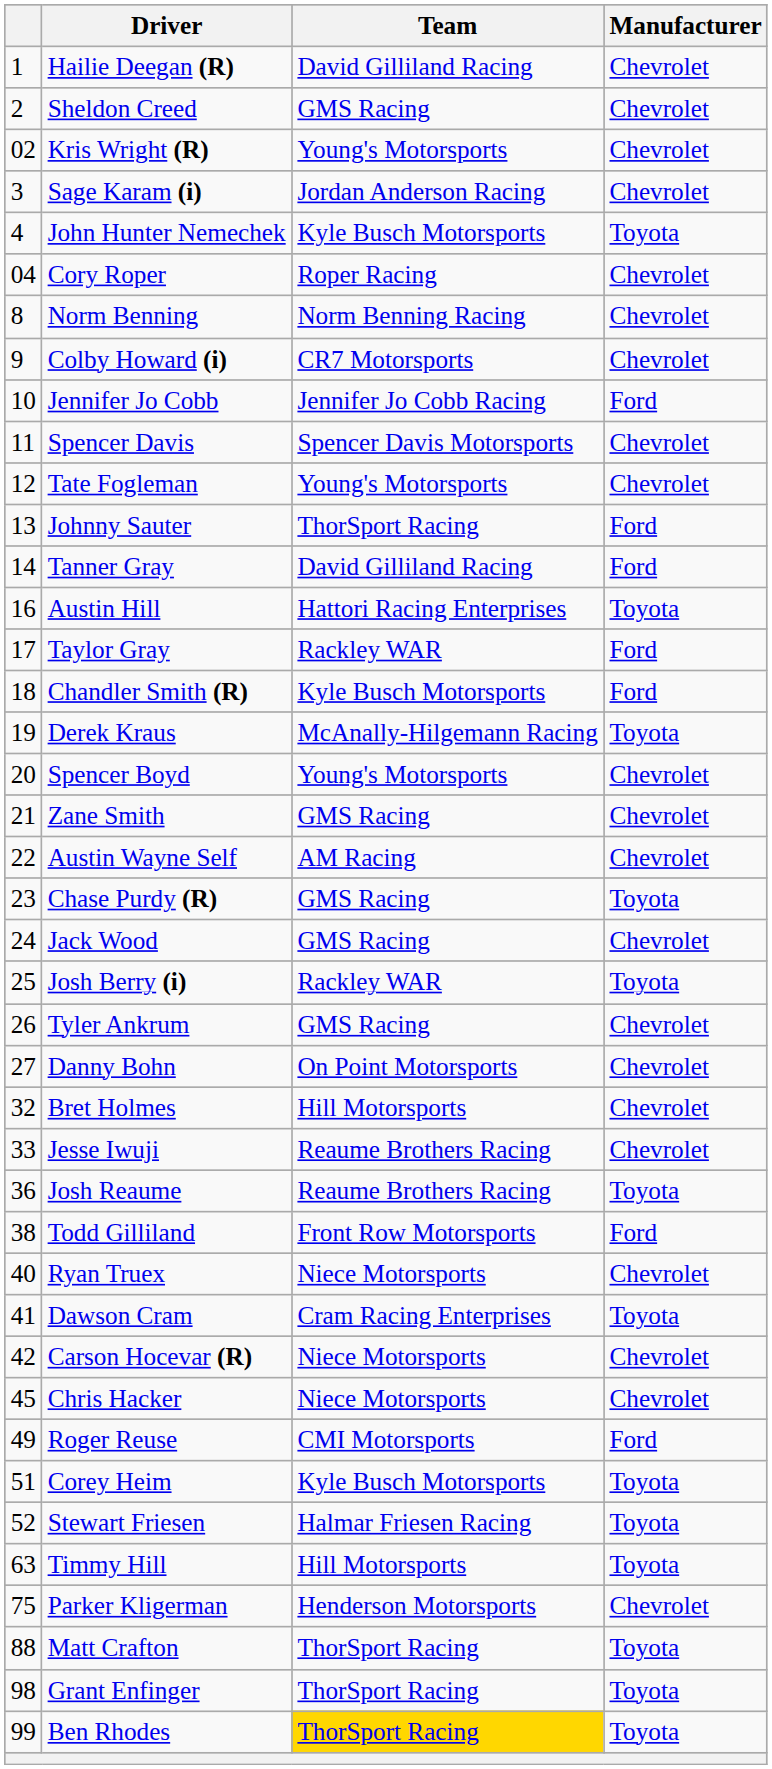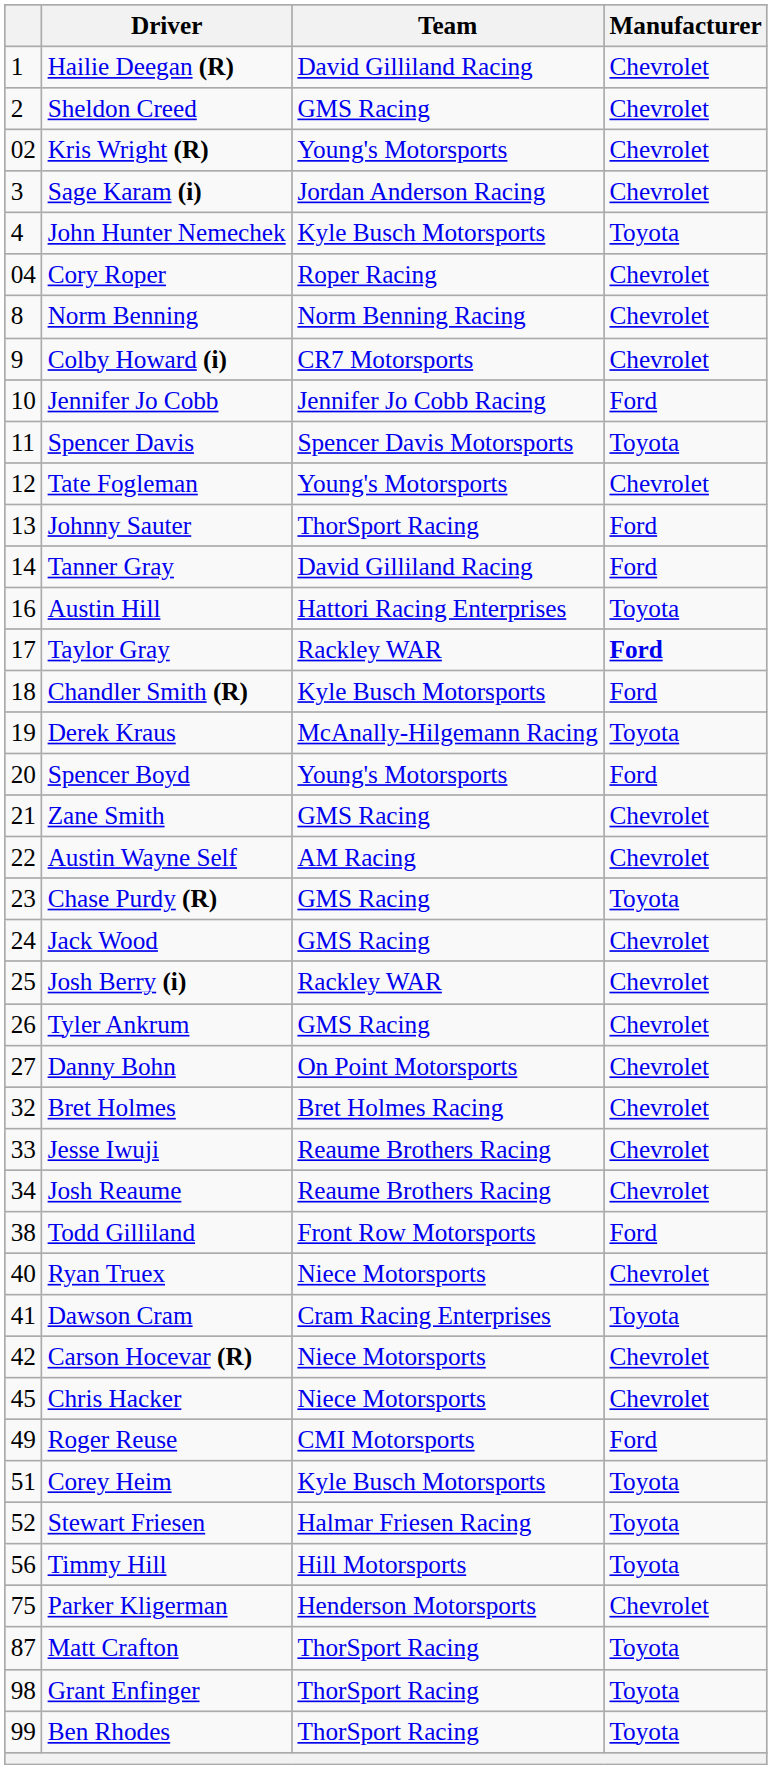(659, 441) Chevrolet -> (644, 441) Toyota
(633, 649) normal -> (636, 649) bold
(659, 774) Chevrolet -> (633, 774) Ford
(644, 982) Toyota -> (659, 982) Chevrolet
(382, 1107) Hill Motorsports -> (400, 1107) Bret Holmes Racing
(23, 1190) 36 -> (23, 1190) 34
(644, 1190) Toyota -> (659, 1190) Chevrolet
(23, 1564) 63 -> (23, 1564) 56
(23, 1648) 88 -> (23, 1648) 87
(388, 1731) gold background -> (388, 1731) no background
